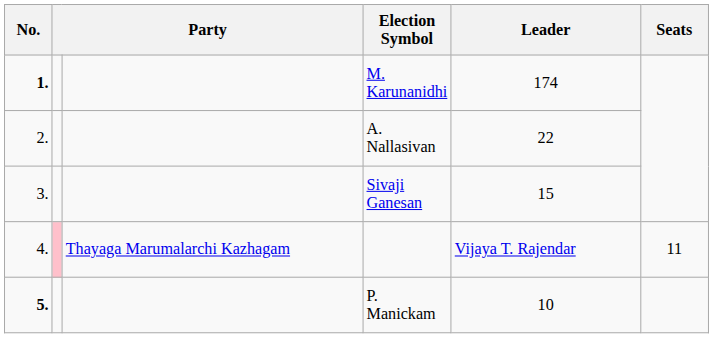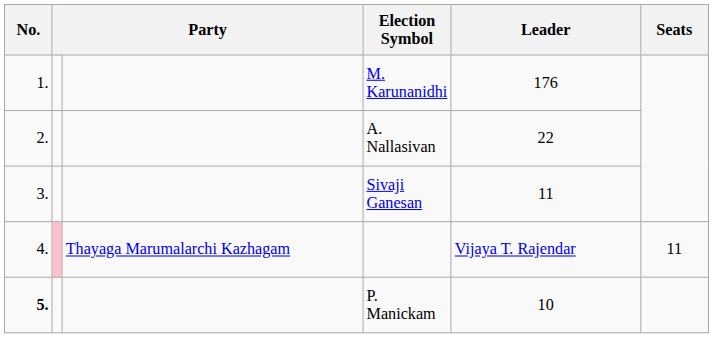(43, 82) bold -> (43, 82) normal
(546, 82) 174 -> (546, 82) 176
(546, 193) 15 -> (546, 193) 11
